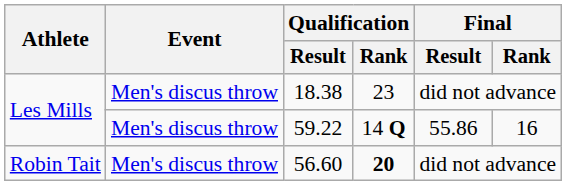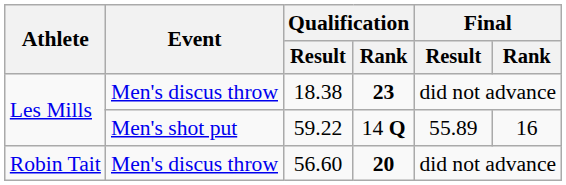(384, 92) normal -> (384, 92) bold
(194, 127) Men's discus throw -> (174, 127) Men's shot put
(453, 127) 55.86 -> (453, 127) 55.89
